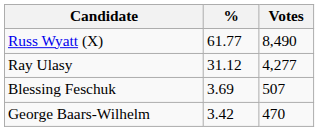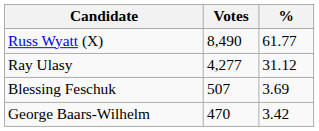columns swapped: (286, 16) <-> (231, 16)
